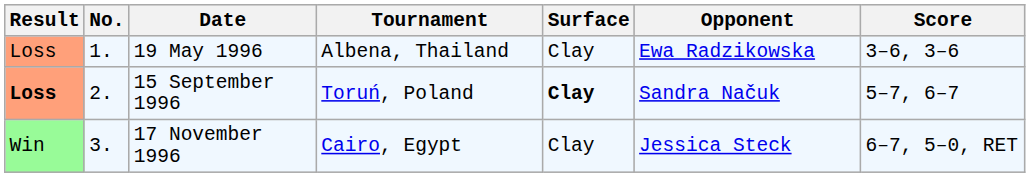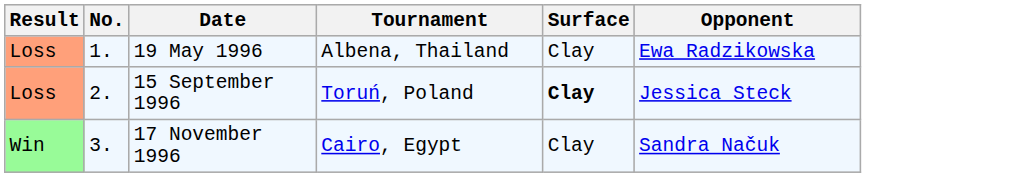- column: (943, 20)
(33, 93) bold -> (33, 93) normal
(709, 93) Sandra Načuk -> (715, 93) Jessica Steck
(715, 146) Jessica Steck -> (709, 146) Sandra Načuk
